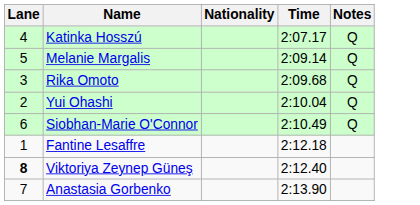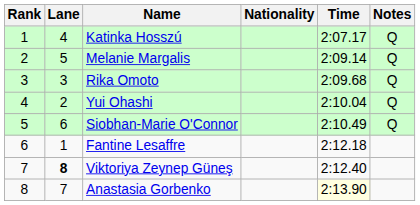+ column: (24, 15)
(304, 189) no background -> (344, 189) lightyellow background
